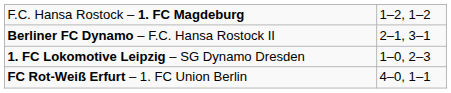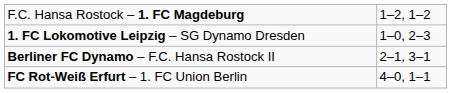rows swapped: (141, 35) <-> (156, 56)
